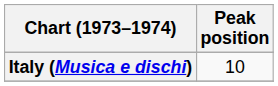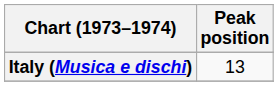(235, 66) 10 -> (235, 66) 13
